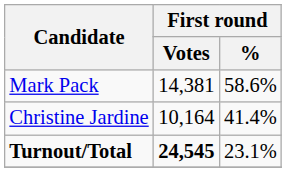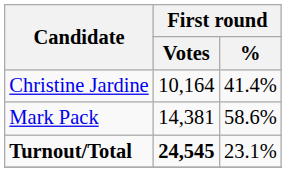rows swapped: (54, 85) <-> (79, 118)
